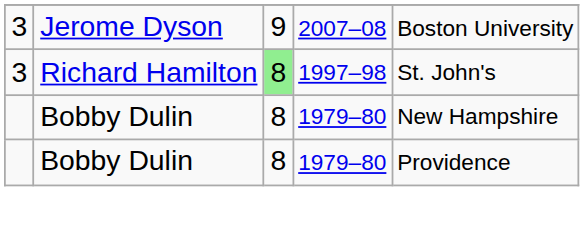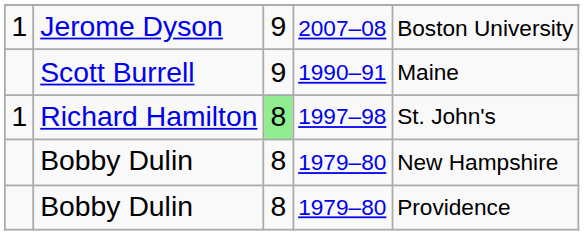(19, 26) 3 -> (19, 26) 1
+ row: (117, 71)
(19, 71) 3 -> (19, 116) 1
